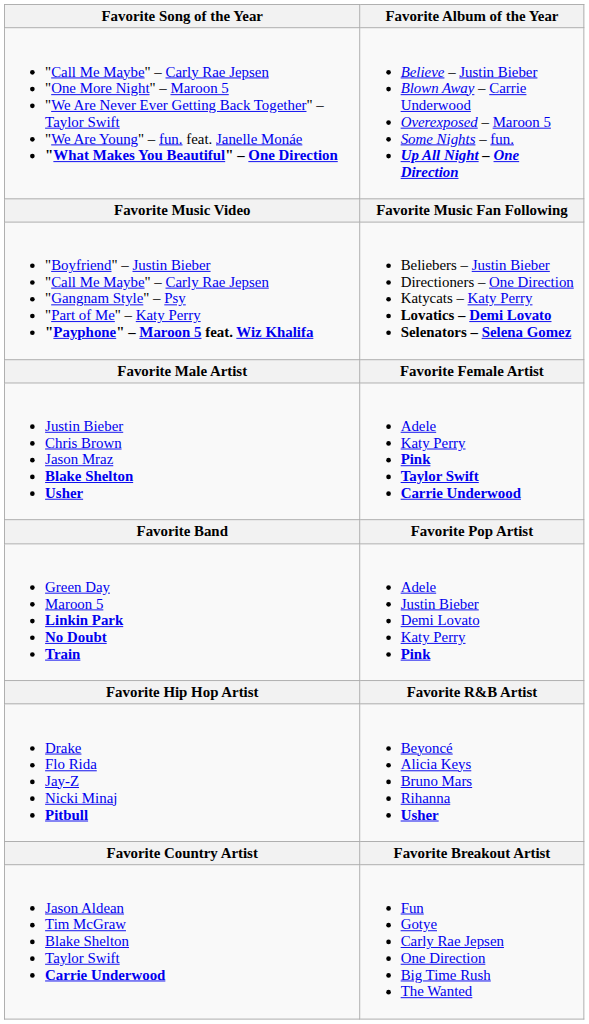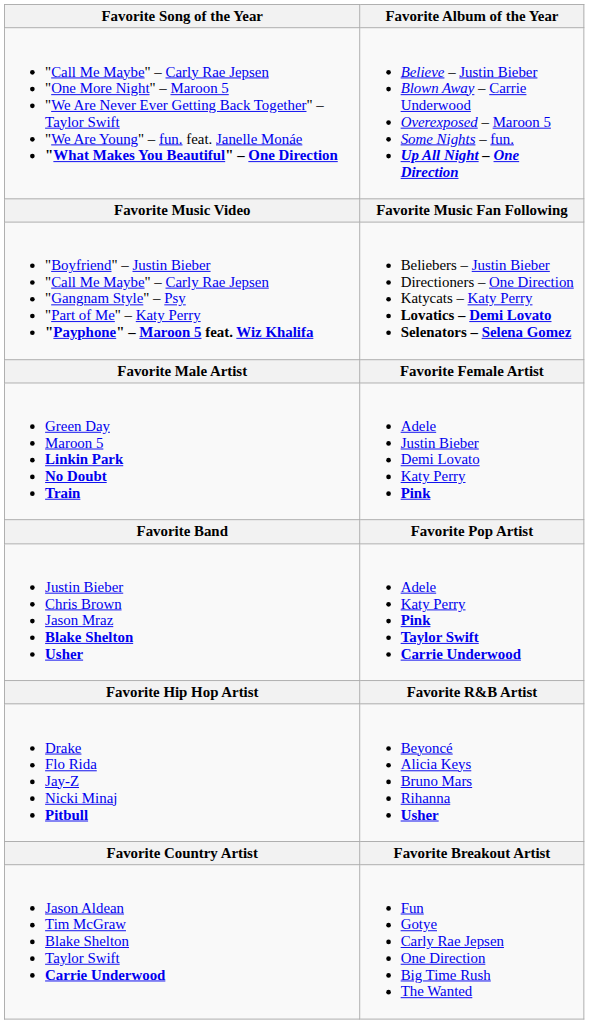rows swapped: (182, 460) <-> (182, 620)
